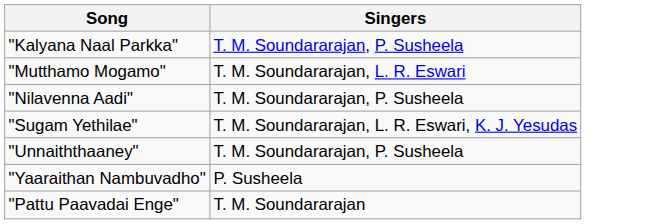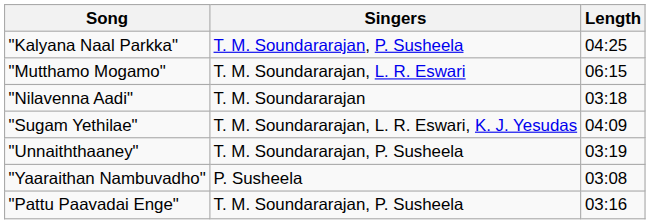+ column: (613, 18)
(339, 98) T. M. Soundararajan, P. Susheela -> (289, 98) T. M. Soundararajan
(289, 205) T. M. Soundararajan -> (339, 205) T. M. Soundararajan, P. Susheela
